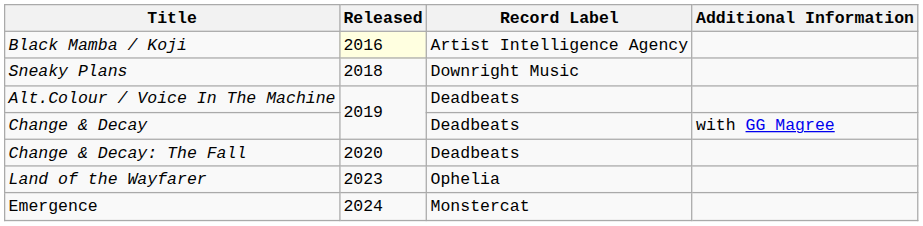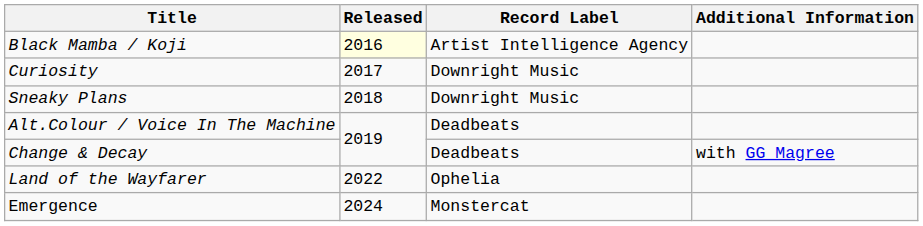+ row: (53, 72)
- row: (127, 153)
(363, 180) 2023 -> (363, 180) 2022
